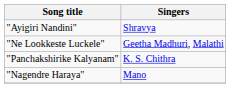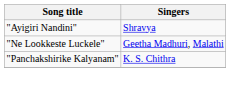- row: (45, 75)
